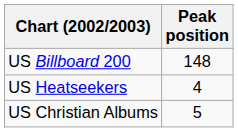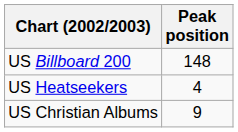(197, 113) 5 -> (197, 113) 9
